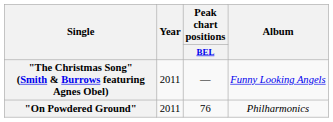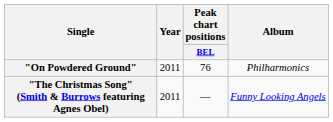rows swapped: (81, 108) <-> (81, 80)
